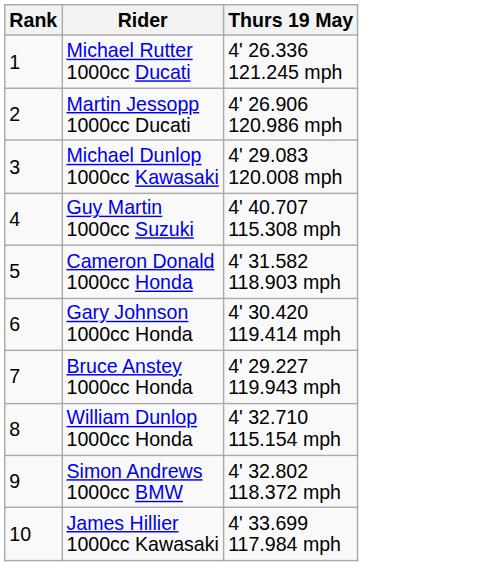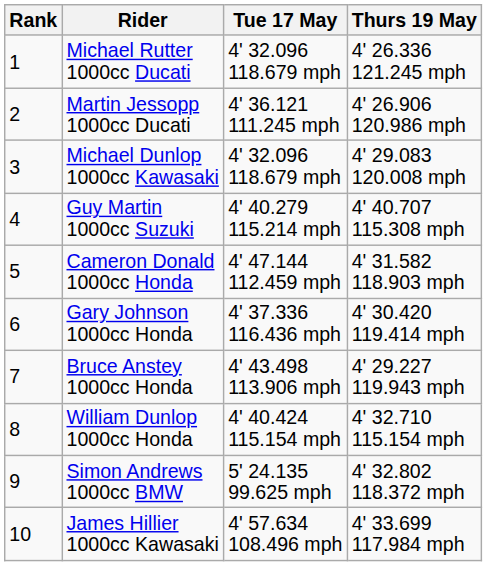+ column: (285, 20)
